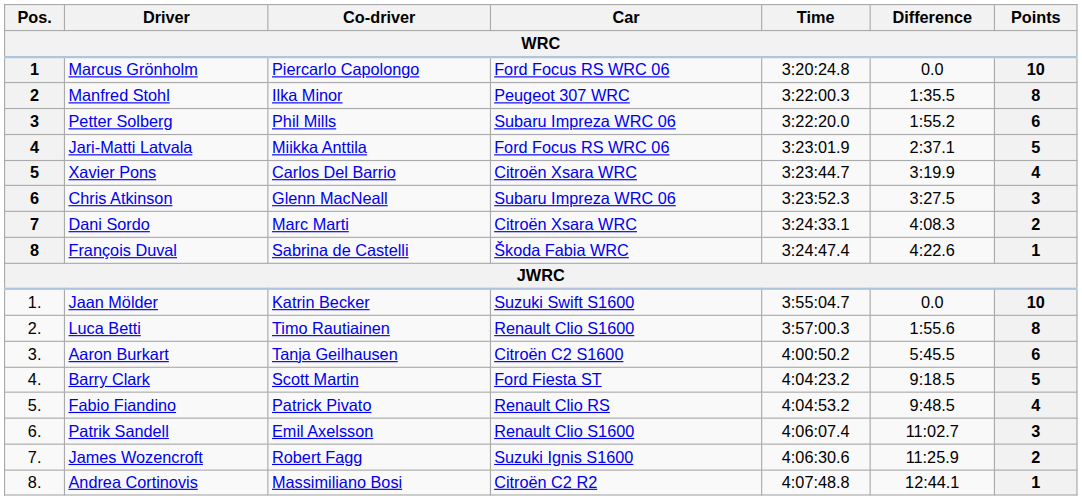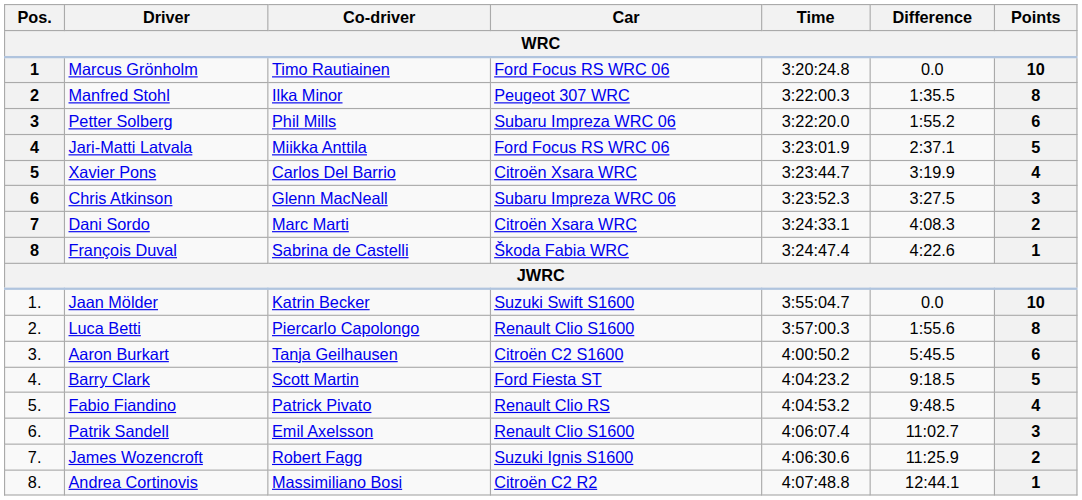(346, 70) Piercarlo Capolongo -> (331, 70) Timo Rautiainen
(331, 329) Timo Rautiainen -> (346, 329) Piercarlo Capolongo
